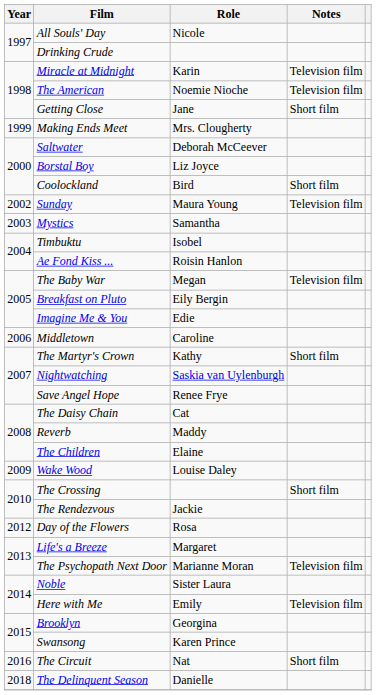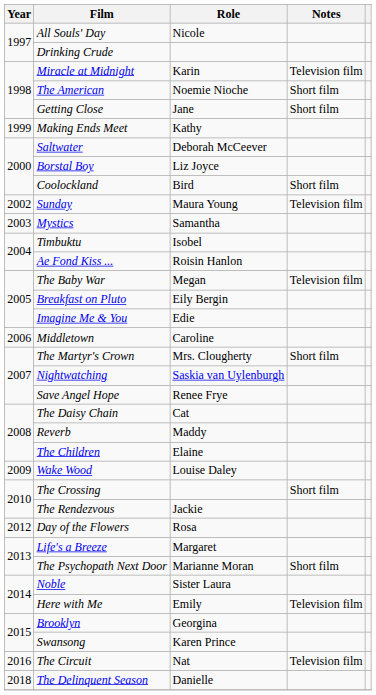(326, 90) Television film -> (314, 90) Short film
(212, 128) Mrs. Clougherty -> (187, 128) Kathy
(187, 356) Kathy -> (212, 356) Mrs. Clougherty
(326, 565) Television film -> (314, 565) Short film
(314, 661) Short film -> (326, 661) Television film
